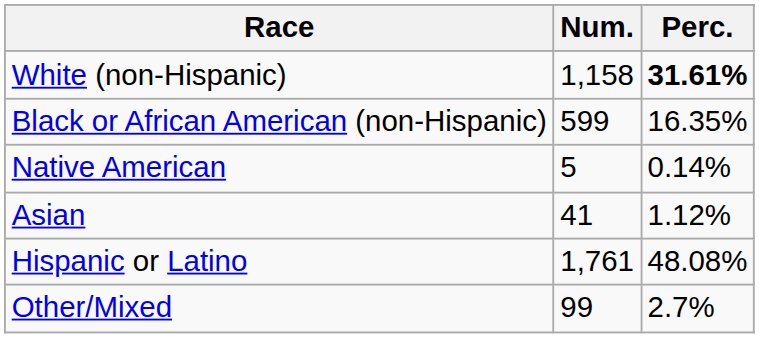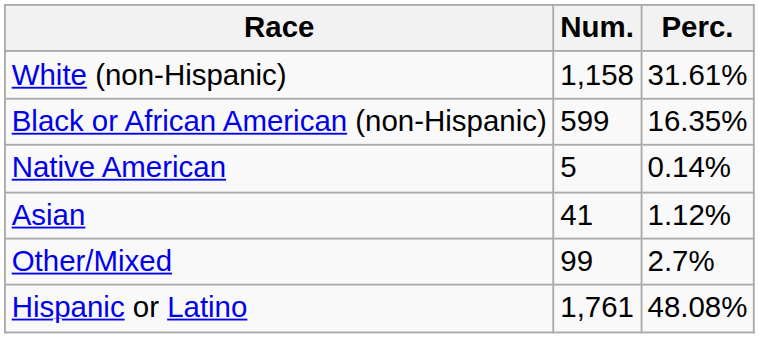(697, 74) bold -> (697, 74) normal
rows swapped: (92, 307) <-> (130, 261)
